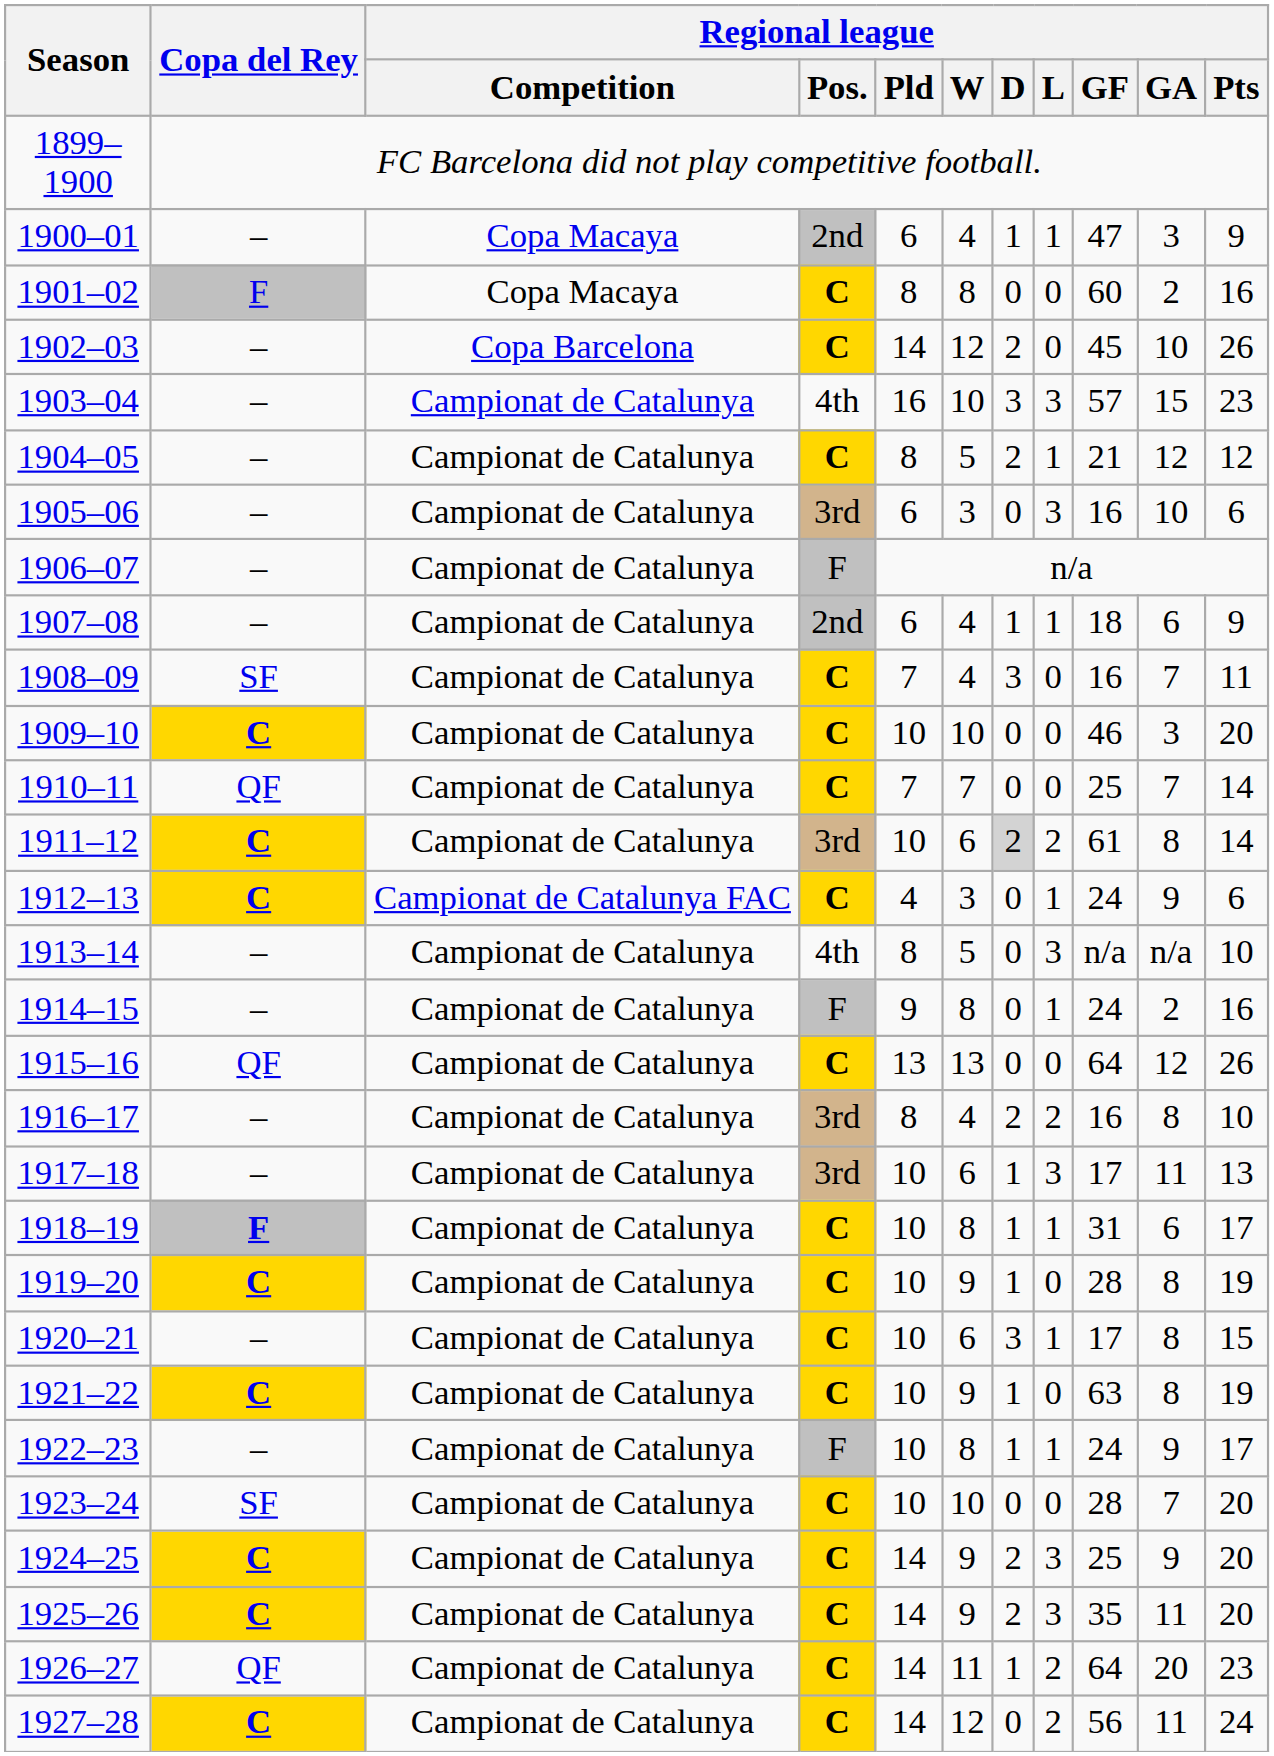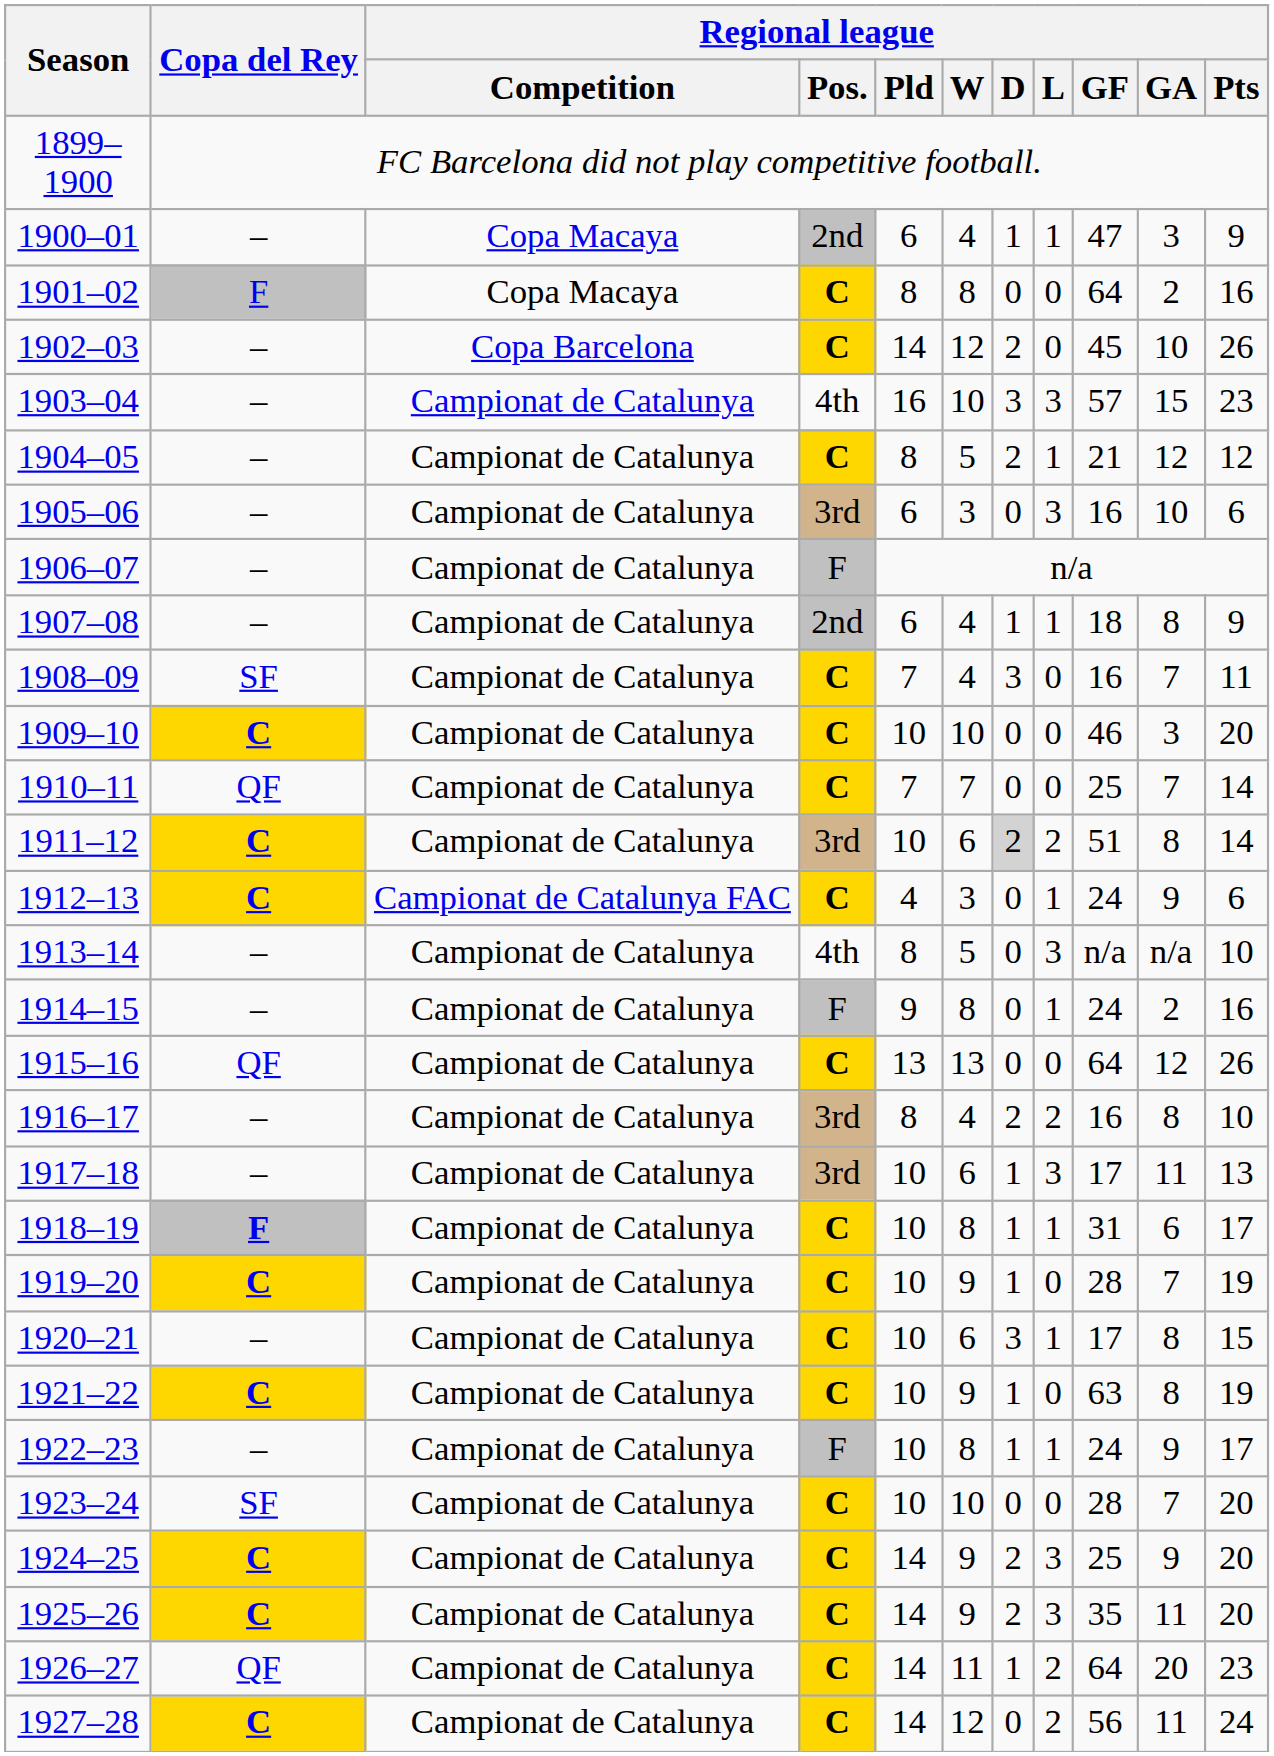(1105, 291) 60 -> (1105, 291) 64
(1171, 621) 6 -> (1171, 621) 8
(1105, 841) 61 -> (1105, 841) 51
(1171, 1282) 8 -> (1171, 1282) 7
